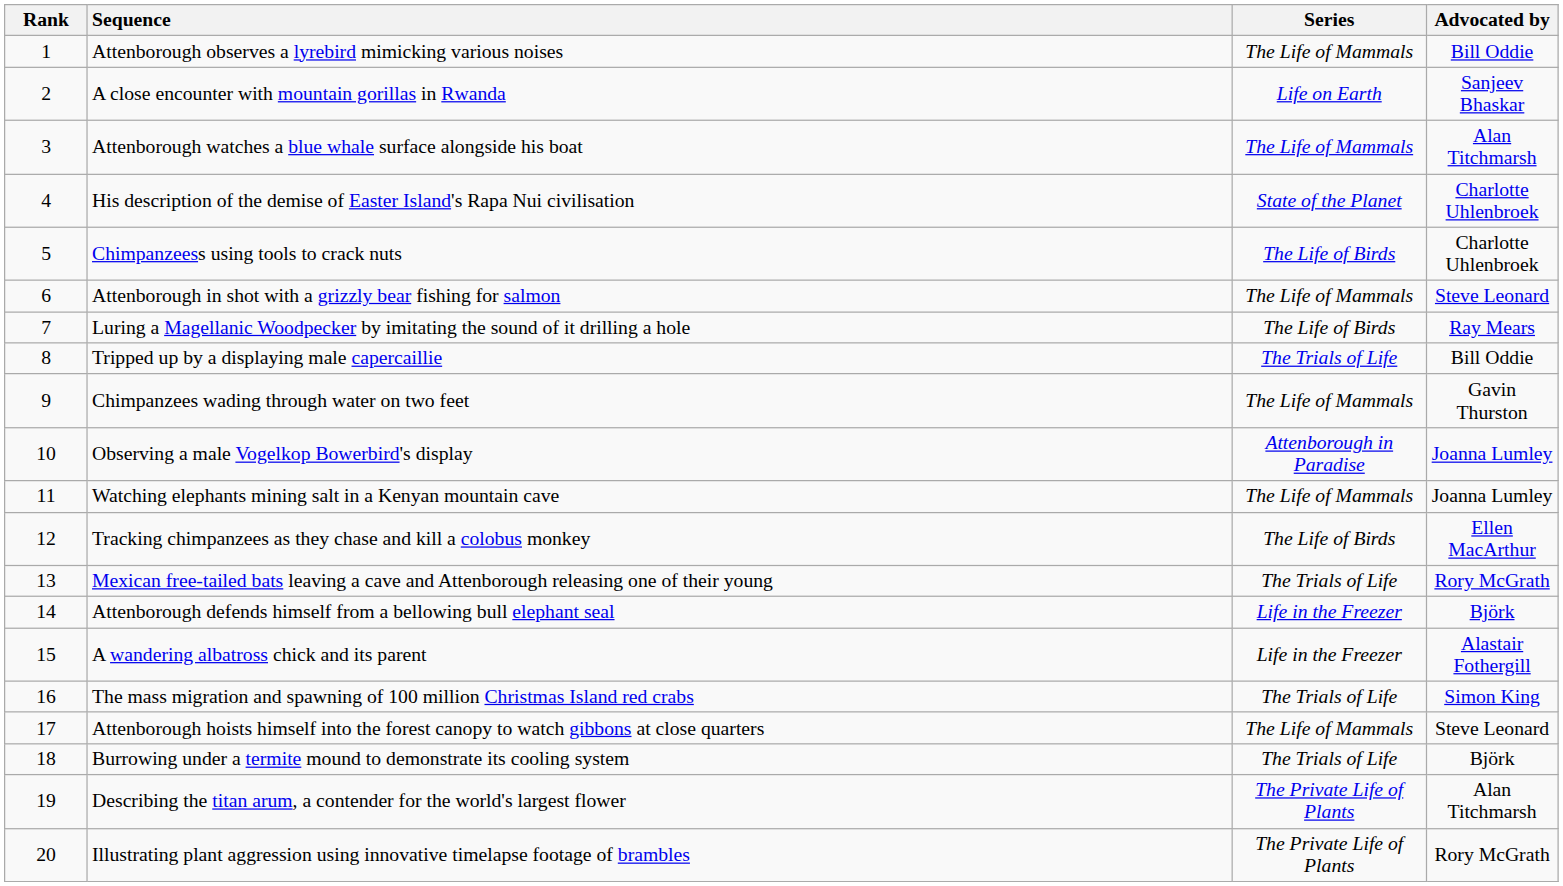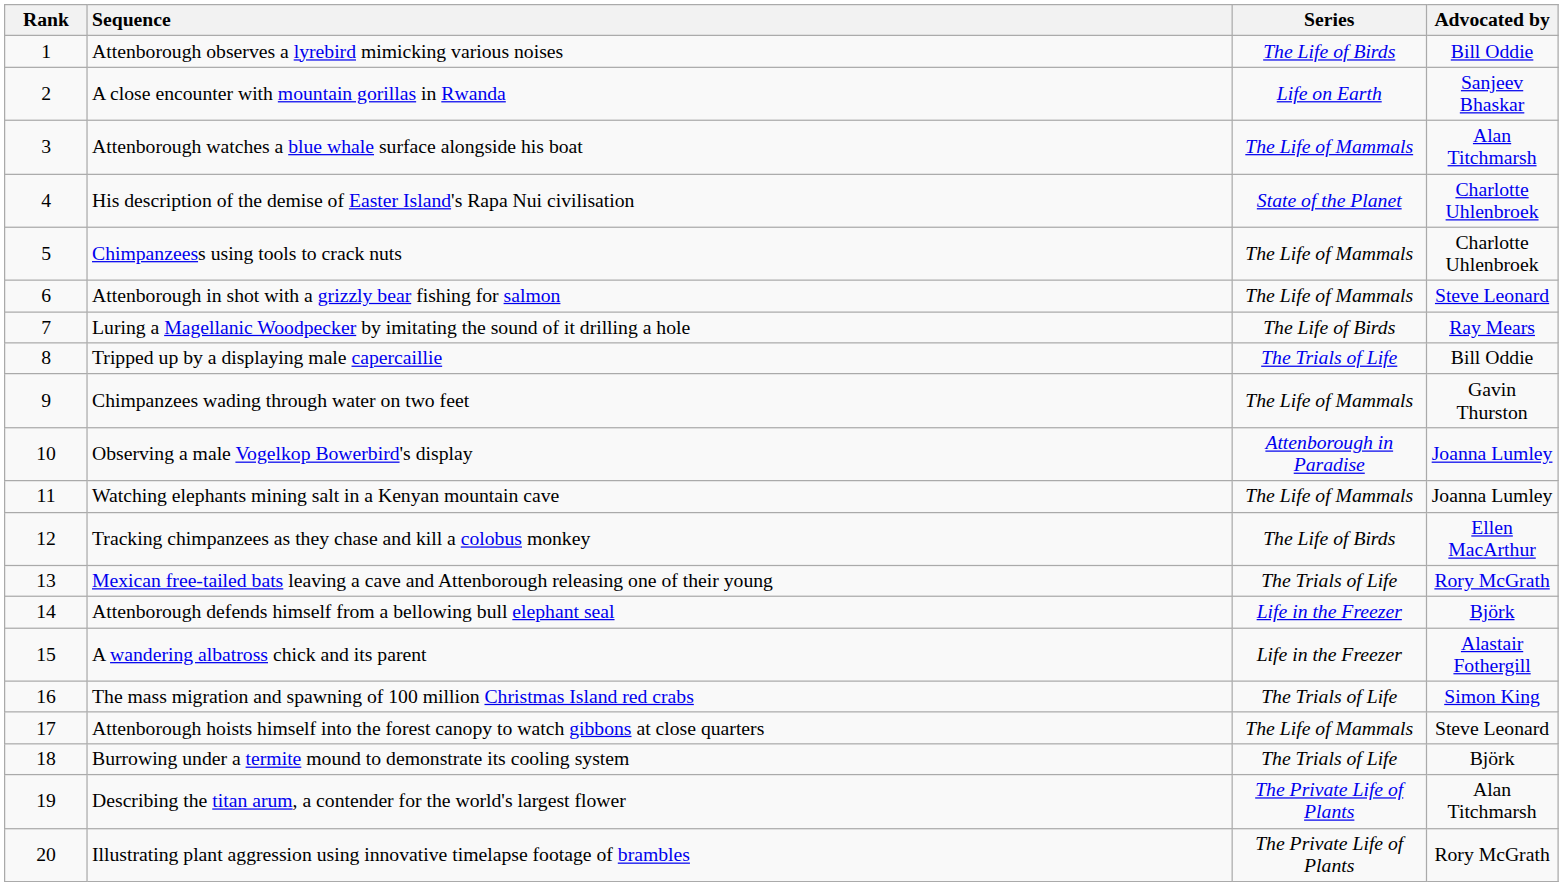(1329, 51) The Life of Mammals -> (1329, 51) The Life of Birds
(1329, 253) The Life of Birds -> (1329, 253) The Life of Mammals
